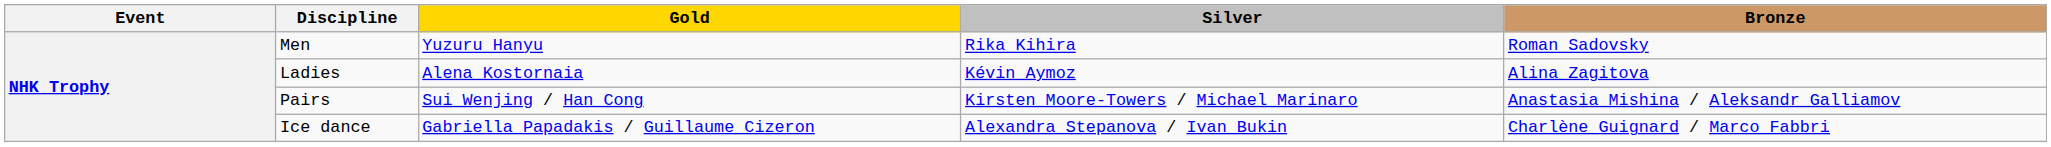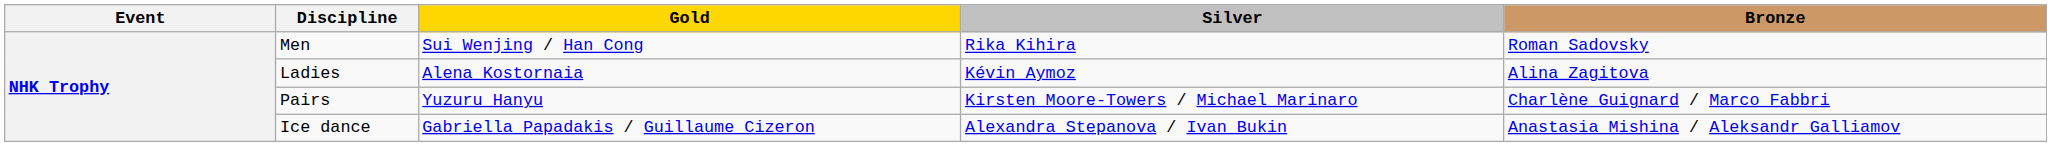(483, 46) Yuzuru Hanyu -> (533, 46) Sui Wenjing / Han Cong
(533, 100) Sui Wenjing / Han Cong -> (483, 100) Yuzuru Hanyu
(1704, 100) Anastasia Mishina / Aleksandr Galliamov -> (1669, 100) Charlène Guignard / Marco Fabbri
(1669, 128) Charlène Guignard / Marco Fabbri -> (1704, 128) Anastasia Mishina / Aleksandr Galliamov
